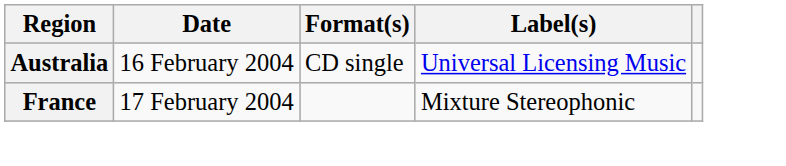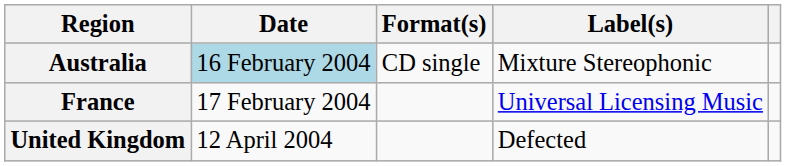(207, 62) no background -> (284, 62) lightblue background
(553, 62) Universal Licensing Music -> (605, 62) Mixture Stereophonic
(528, 101) Mixture Stereophonic -> (630, 101) Universal Licensing Music
+ row: (98, 140)
